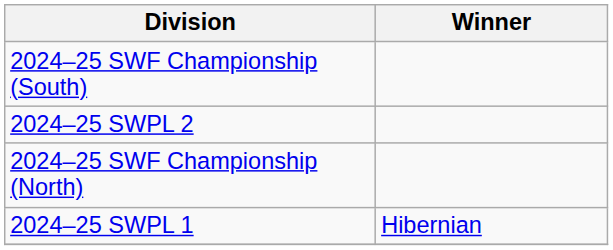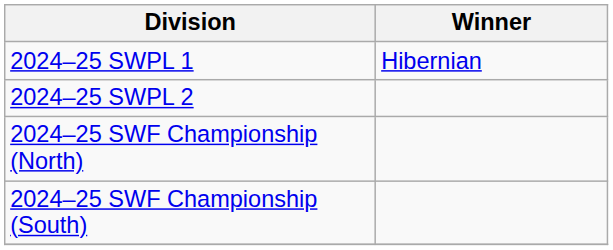rows swapped: (102, 225) <-> (164, 73)
